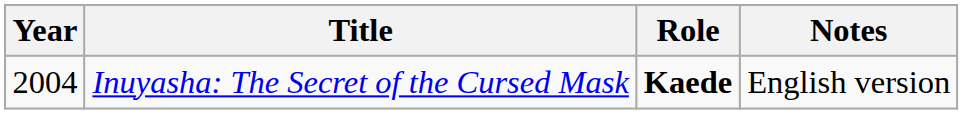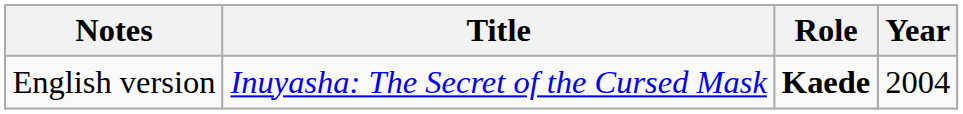columns swapped: (45, 30) <-> (849, 30)
